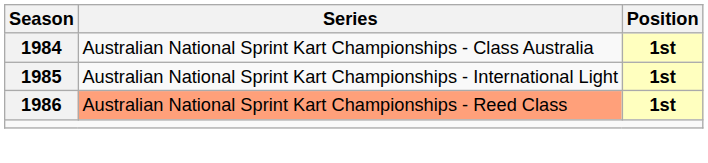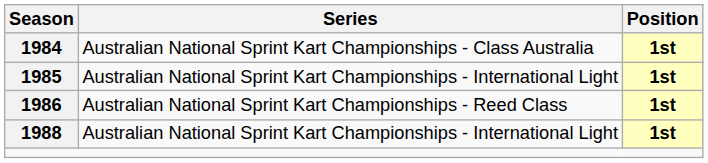(325, 105) lightsalmon background -> (325, 105) no background
+ row: (41, 134)
